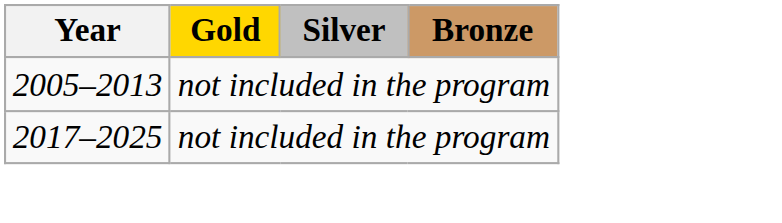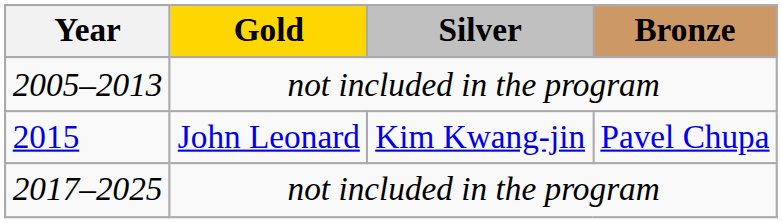+ row: (46, 136)
